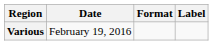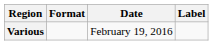columns swapped: (90, 13) <-> (155, 13)
